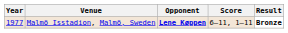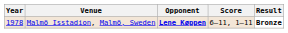(15, 22) 1977 -> (15, 22) 1978
